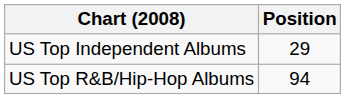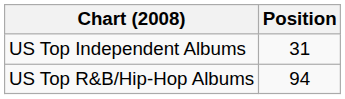(300, 49) 29 -> (300, 49) 31
